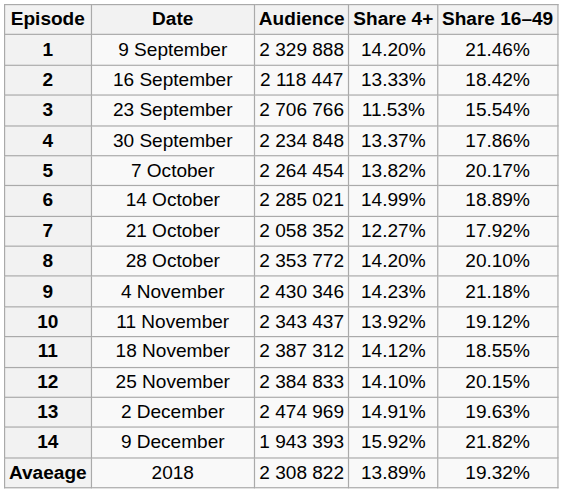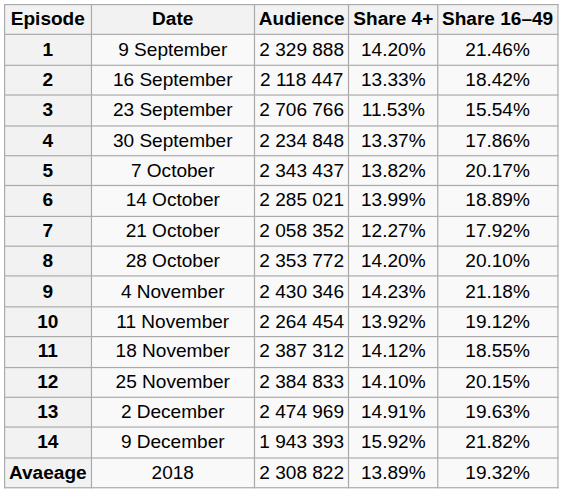(302, 170) 2 264 454 -> (302, 170) 2 343 437
(393, 200) 14.99% -> (393, 200) 13.99%
(302, 321) 2 343 437 -> (302, 321) 2 264 454
